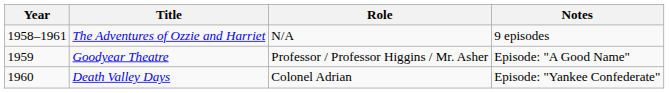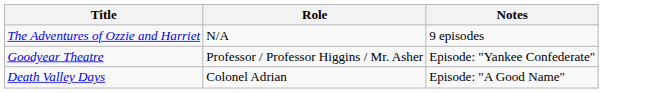- column: (37, 14)
(562, 56) Episode: "A Good Name" -> (512, 56) Episode: "Yankee Confederate"
(577, 77) Episode: "Yankee Confederate" -> (497, 77) Episode: "A Good Name"
